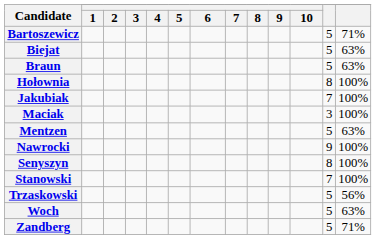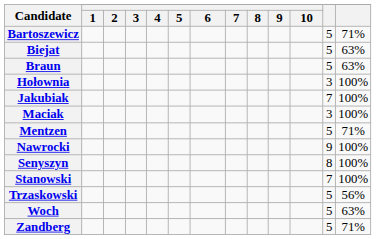(329, 82) 8 -> (329, 82) 3
(353, 130) 63% -> (353, 130) 71%
